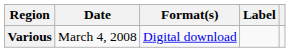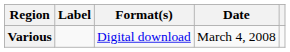columns swapped: (97, 15) <-> (259, 15)
